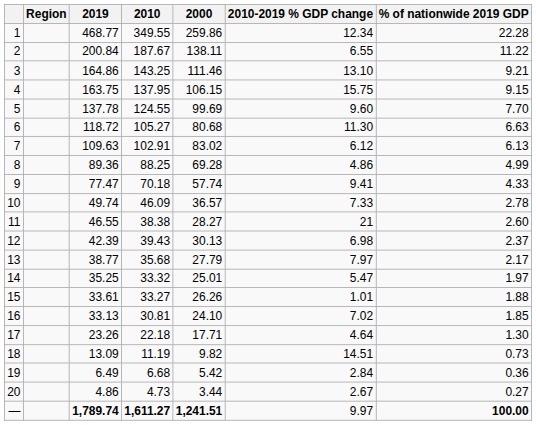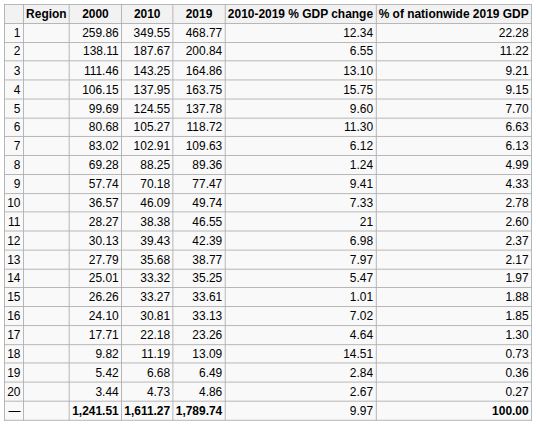columns swapped: (199, 14) <-> (95, 14)
(361, 165) 4.86 -> (361, 165) 1.24
